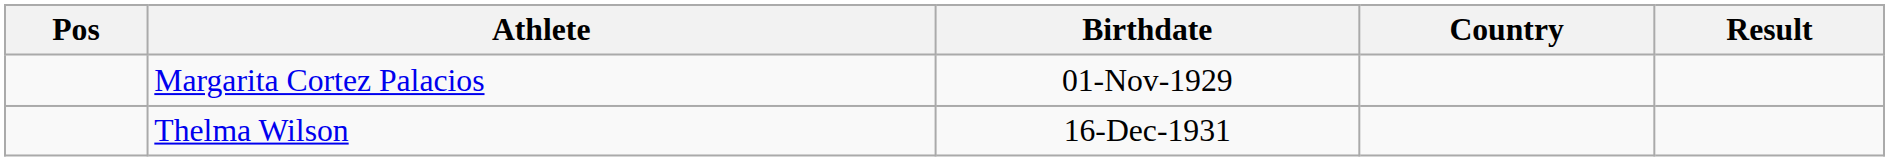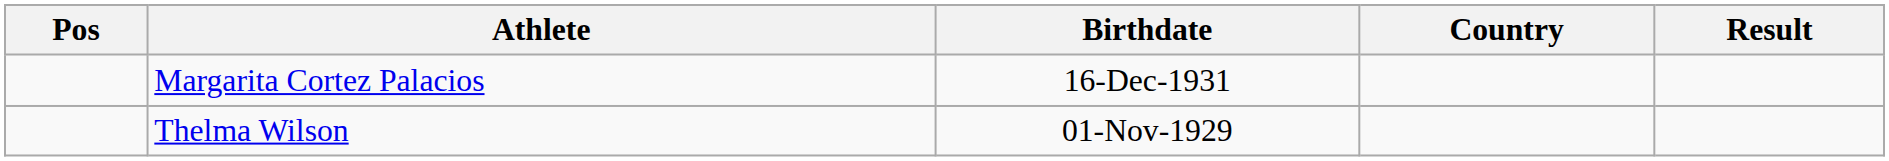(1147, 79) 01-Nov-1929 -> (1147, 79) 16-Dec-1931
(1147, 130) 16-Dec-1931 -> (1147, 130) 01-Nov-1929
